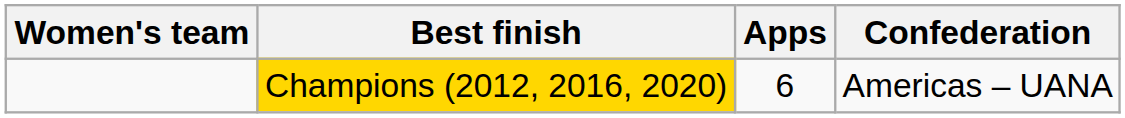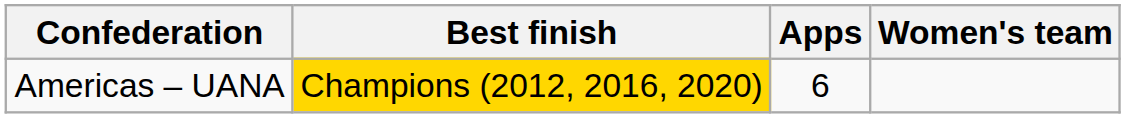columns swapped: (132, 32) <-> (978, 32)
